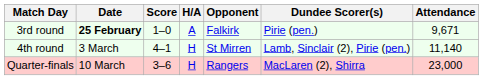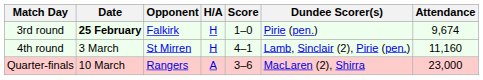columns swapped: (232, 13) <-> (162, 13)
(192, 30) A -> (213, 30) H
(445, 30) 9,671 -> (445, 30) 9,674
(445, 48) 11,140 -> (445, 48) 11,160
(192, 65) H -> (213, 65) A
